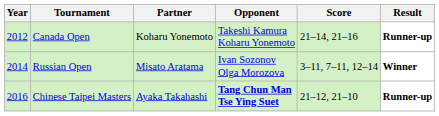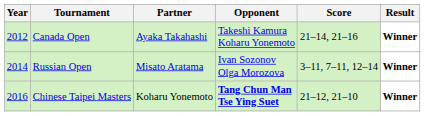(174, 37) Koharu Yonemoto -> (172, 37) Ayaka Takahashi
(407, 37) Runner-up -> (400, 37) Winner
(172, 96) Ayaka Takahashi -> (174, 96) Koharu Yonemoto
(407, 96) Runner-up -> (400, 96) Winner
